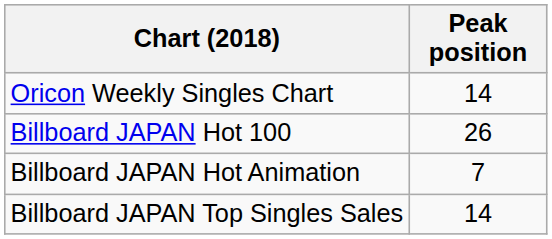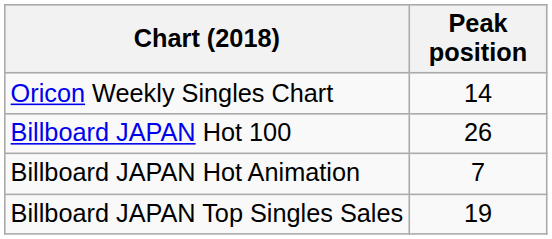(478, 213) 14 -> (478, 213) 19
